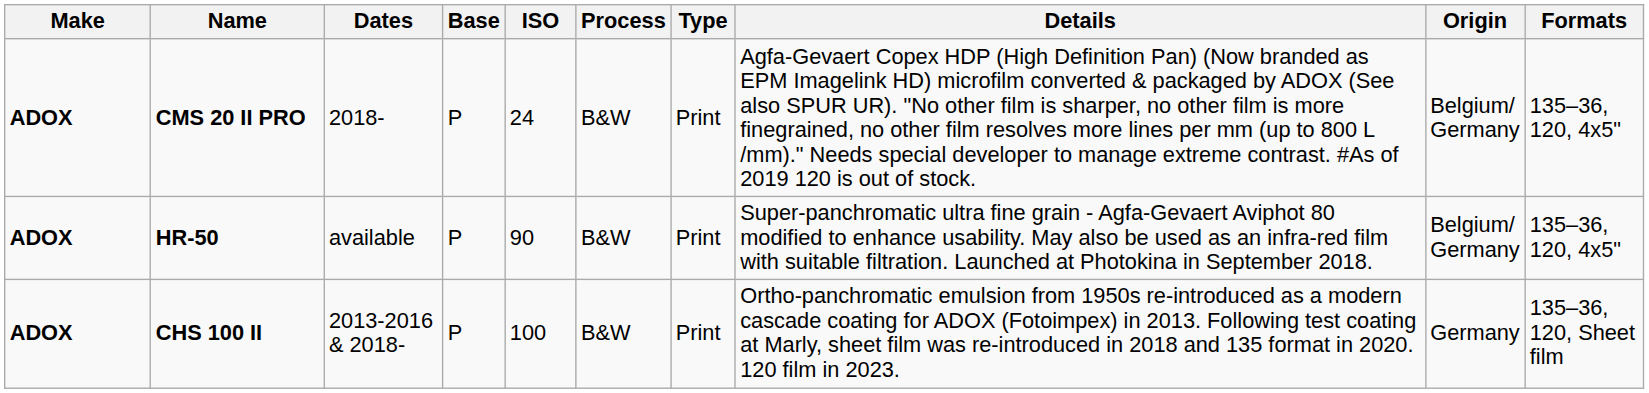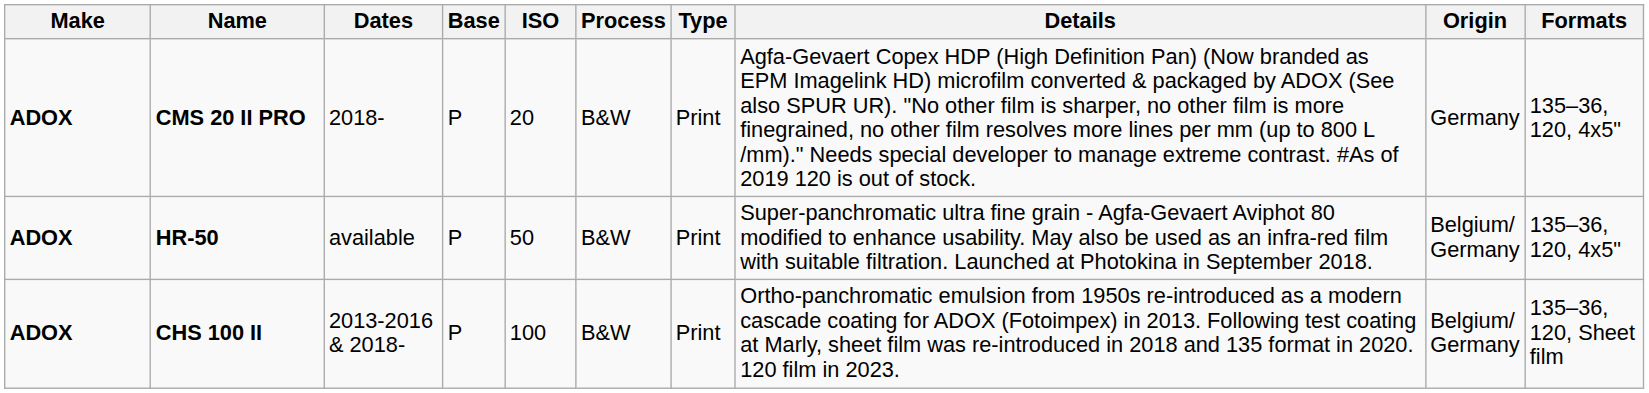(522, 117) 24 -> (522, 117) 20
(1475, 117) Belgium/ Germany -> (1475, 117) Germany
(522, 237) 90 -> (522, 237) 50
(1475, 333) Germany -> (1475, 333) Belgium/ Germany
